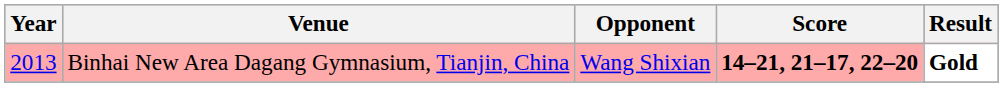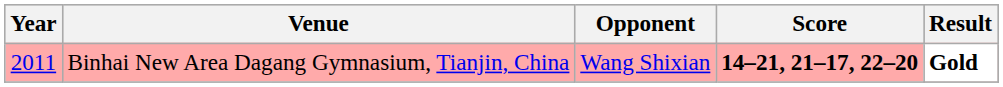(33, 62) 2013 -> (33, 62) 2011
